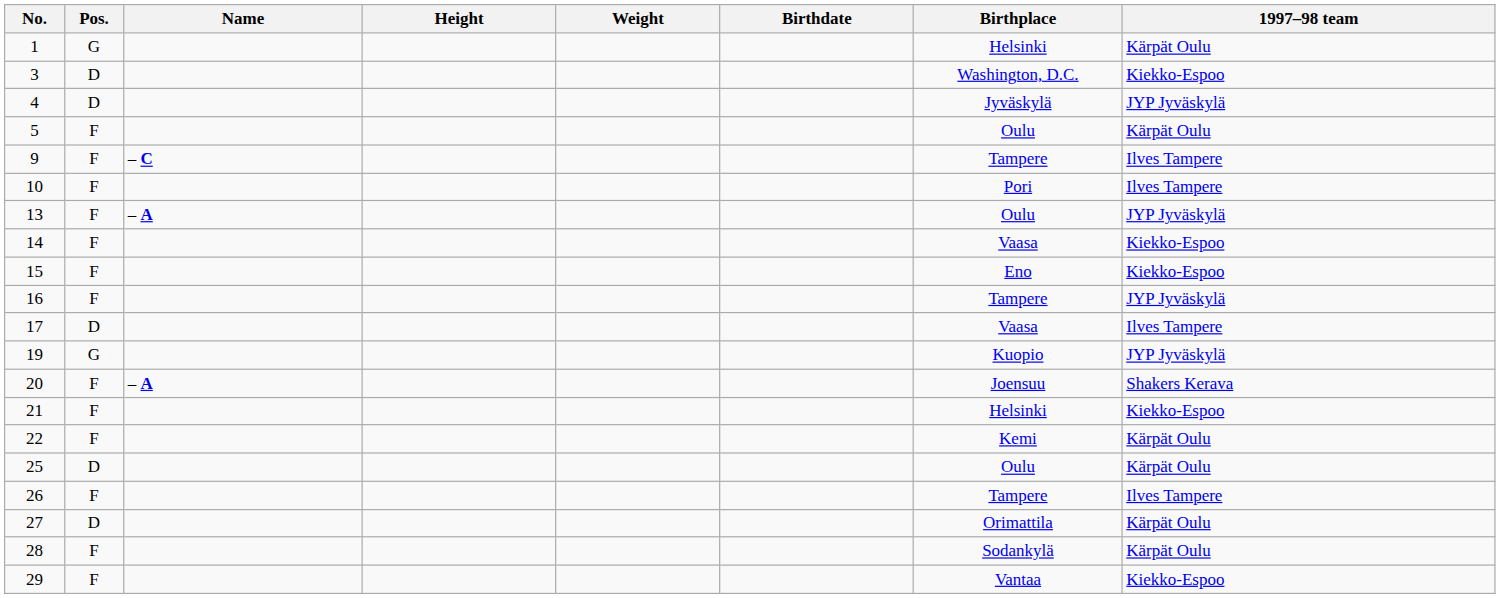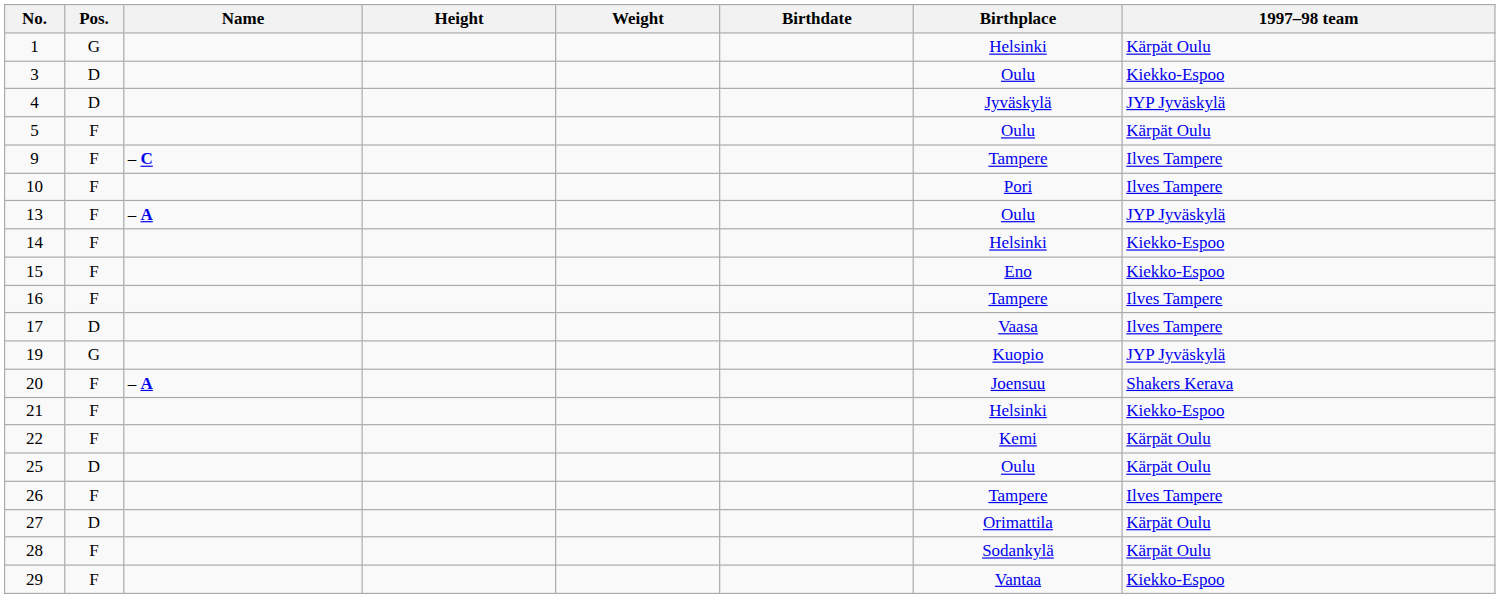(1018, 74) Washington, D.C. -> (1018, 74) Oulu
(1018, 243) Vaasa -> (1018, 243) Helsinki
(1176, 299) JYP Jyväskylä -> (1174, 299) Ilves Tampere
